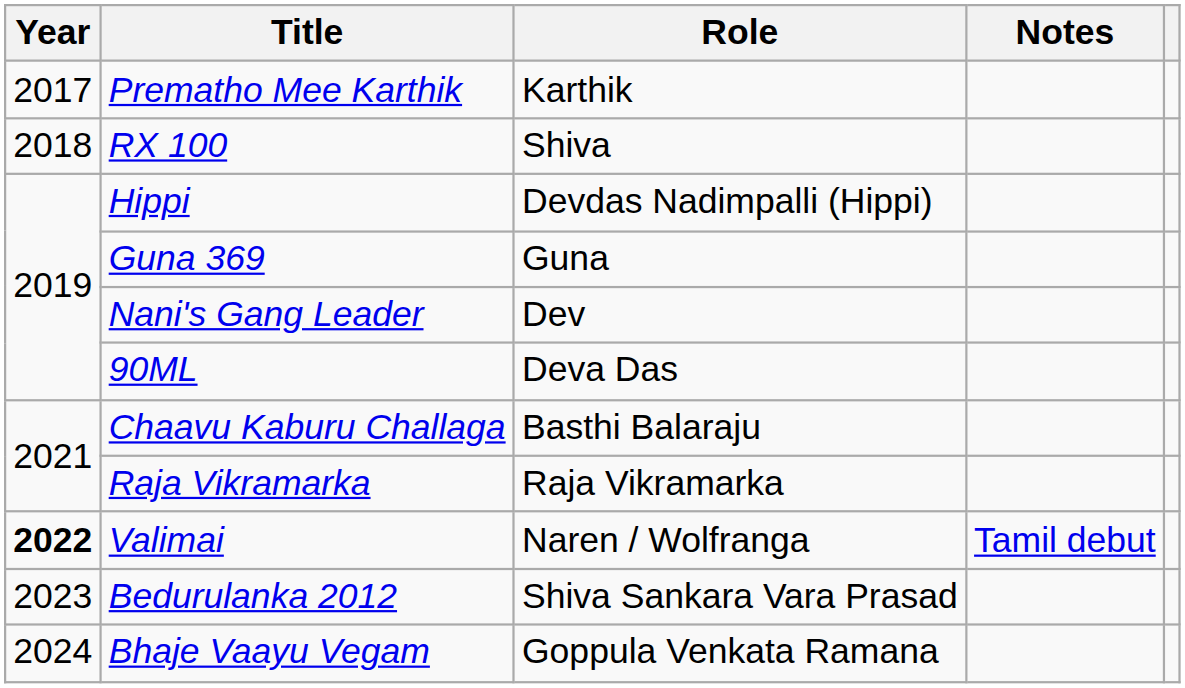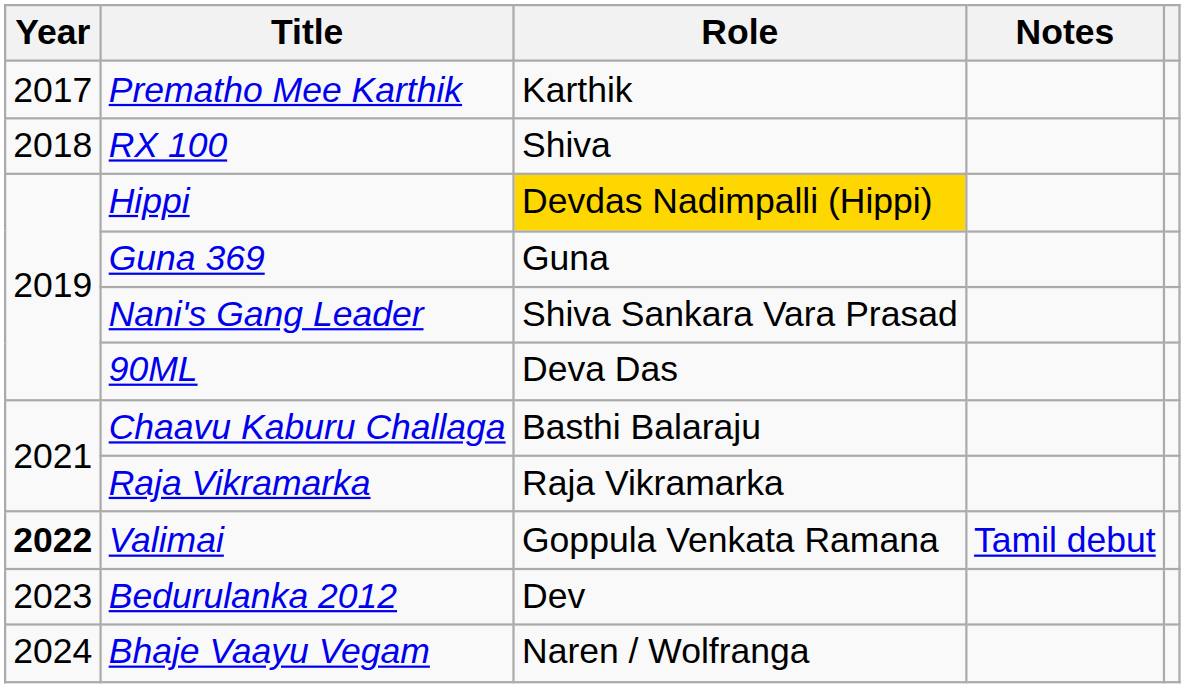(727, 201) no background -> (727, 201) gold background
(554, 314) Dev -> (740, 314) Shiva Sankara Vara Prasad
(666, 539) Naren / Wolfranga -> (730, 539) Goppula Venkata Ramana
(740, 595) Shiva Sankara Vara Prasad -> (554, 595) Dev
(730, 652) Goppula Venkata Ramana -> (666, 652) Naren / Wolfranga
